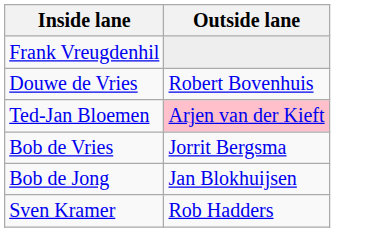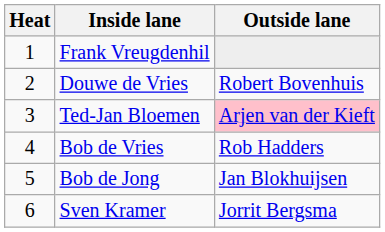+ column: (30, 20)
(228, 147) Jorrit Bergsma -> (271, 147) Rob Hadders
(221, 210) Rob Hadders -> (278, 210) Jorrit Bergsma
